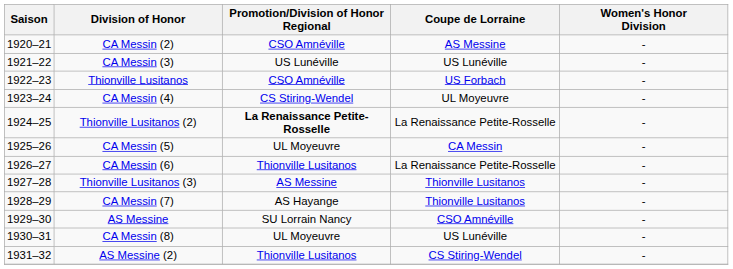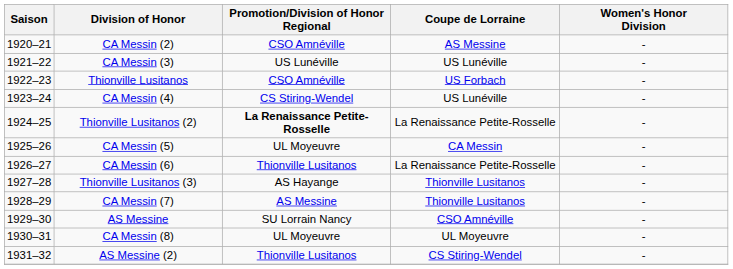(475, 98) UL Moyeuvre -> (475, 98) US Lunéville
(307, 183) AS Messine -> (307, 183) AS Hayange
(307, 201) AS Hayange -> (307, 201) AS Messine
(475, 237) US Lunéville -> (475, 237) UL Moyeuvre
